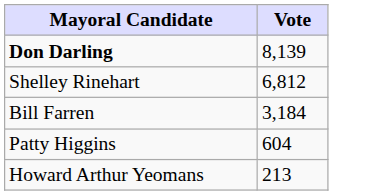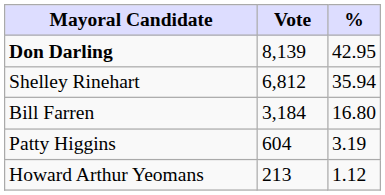+ column: (354, 19)
